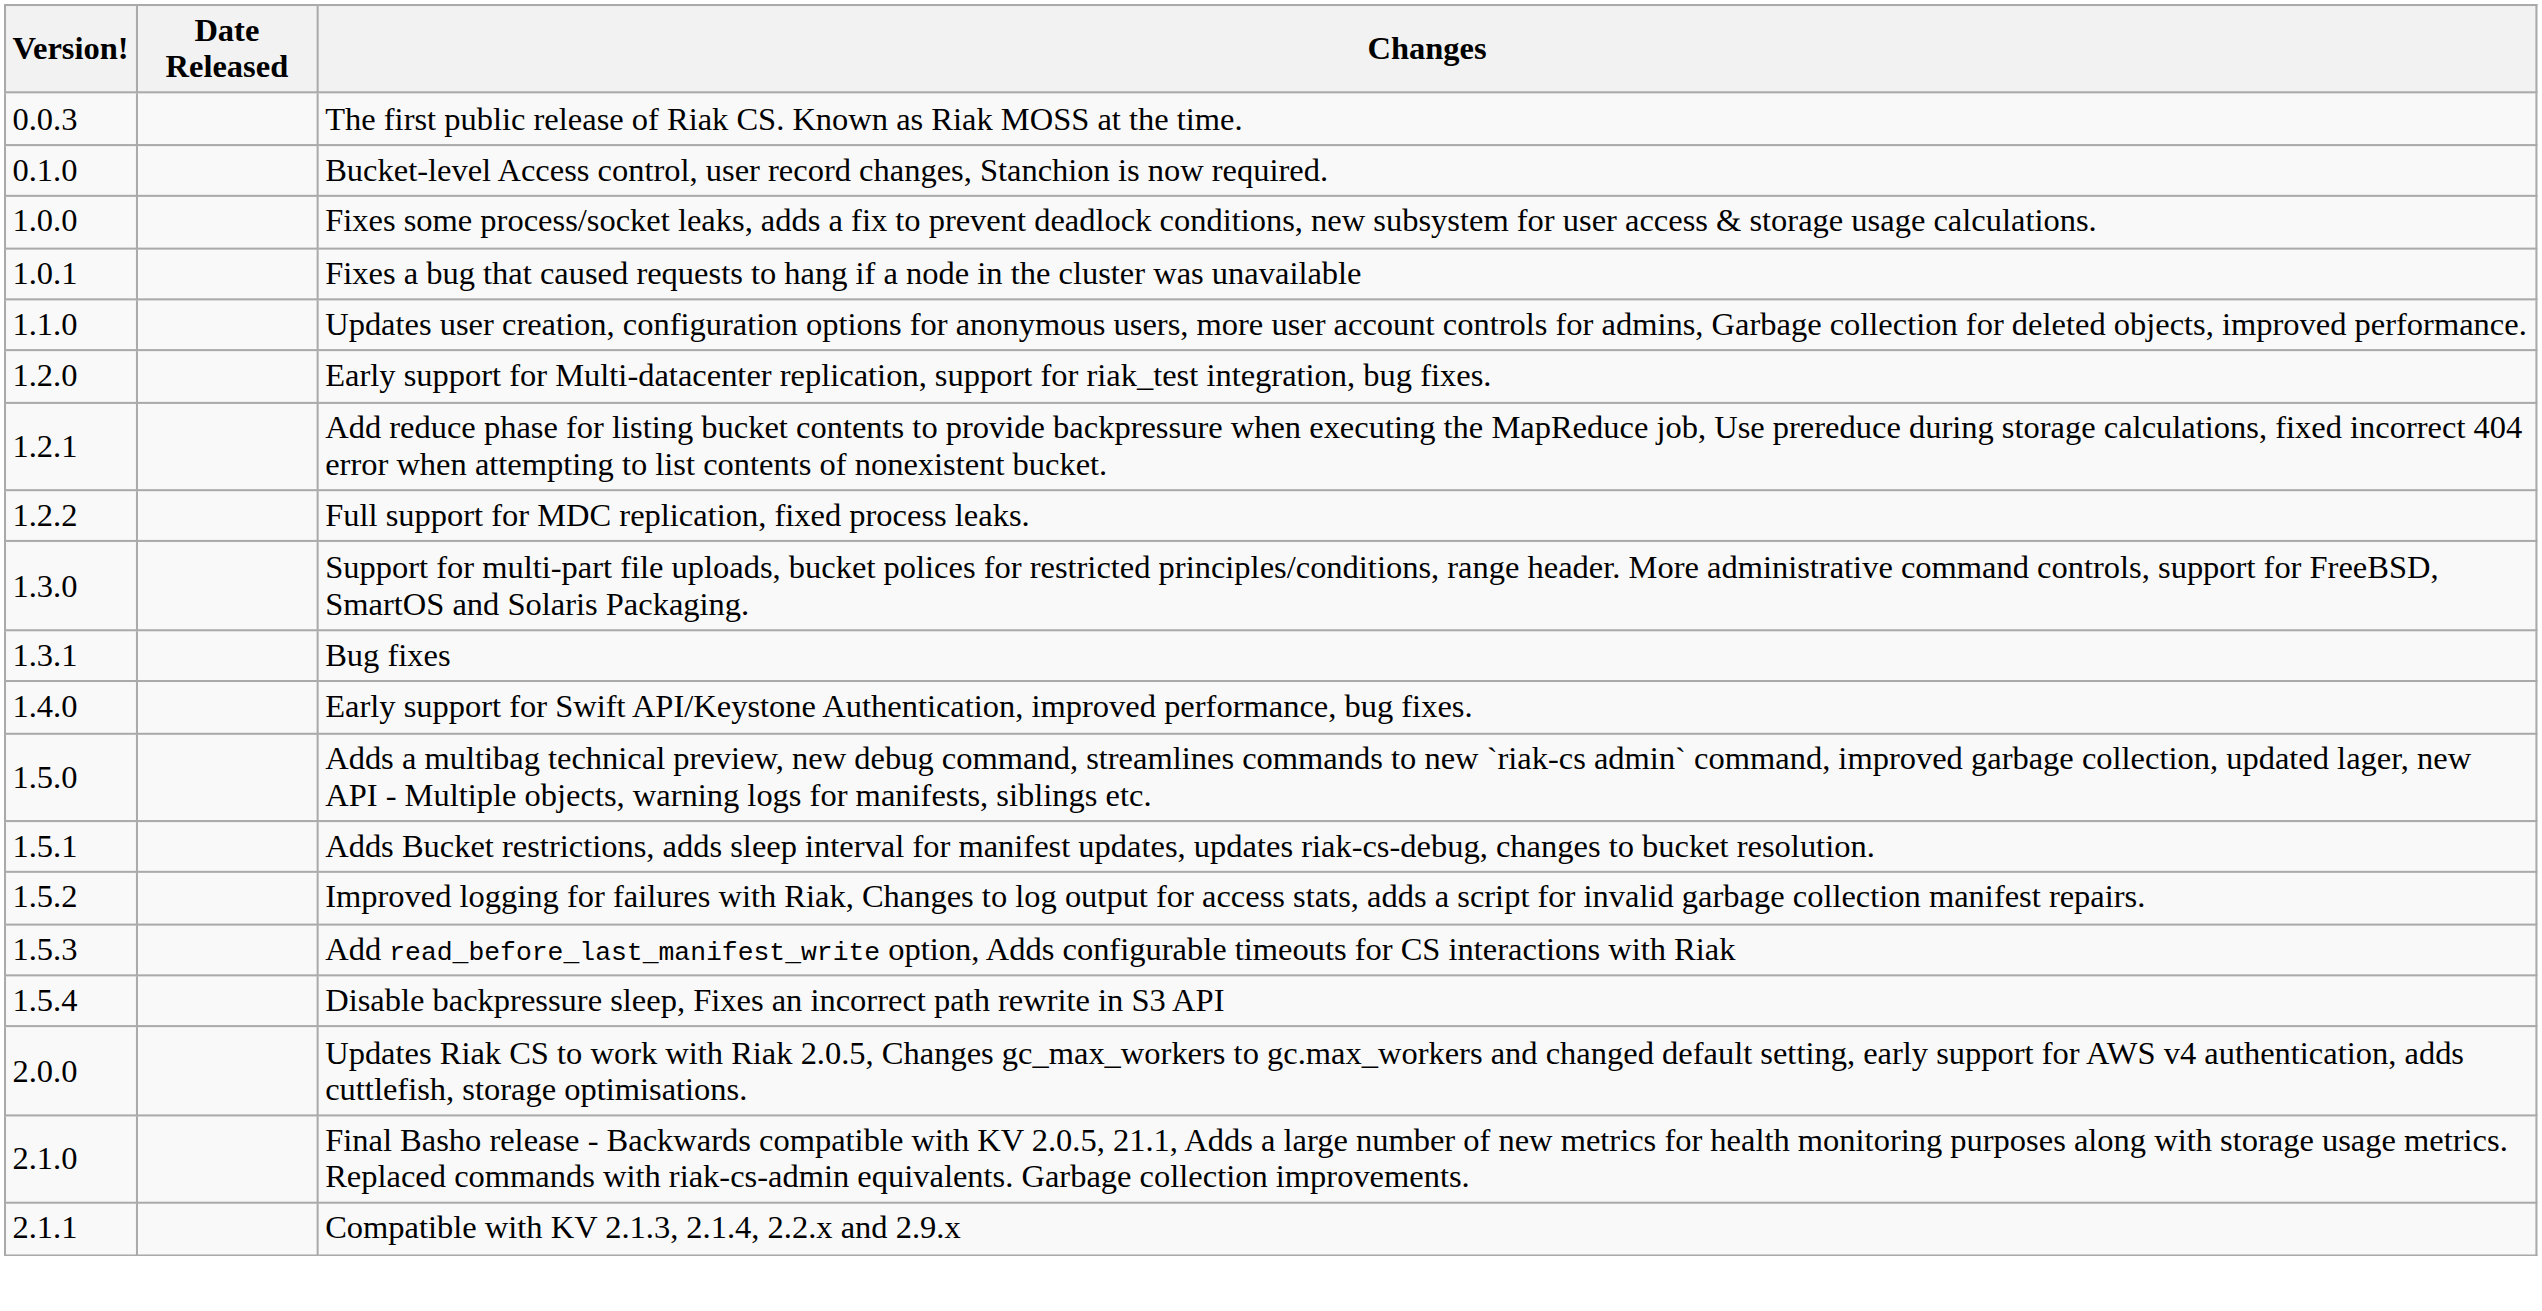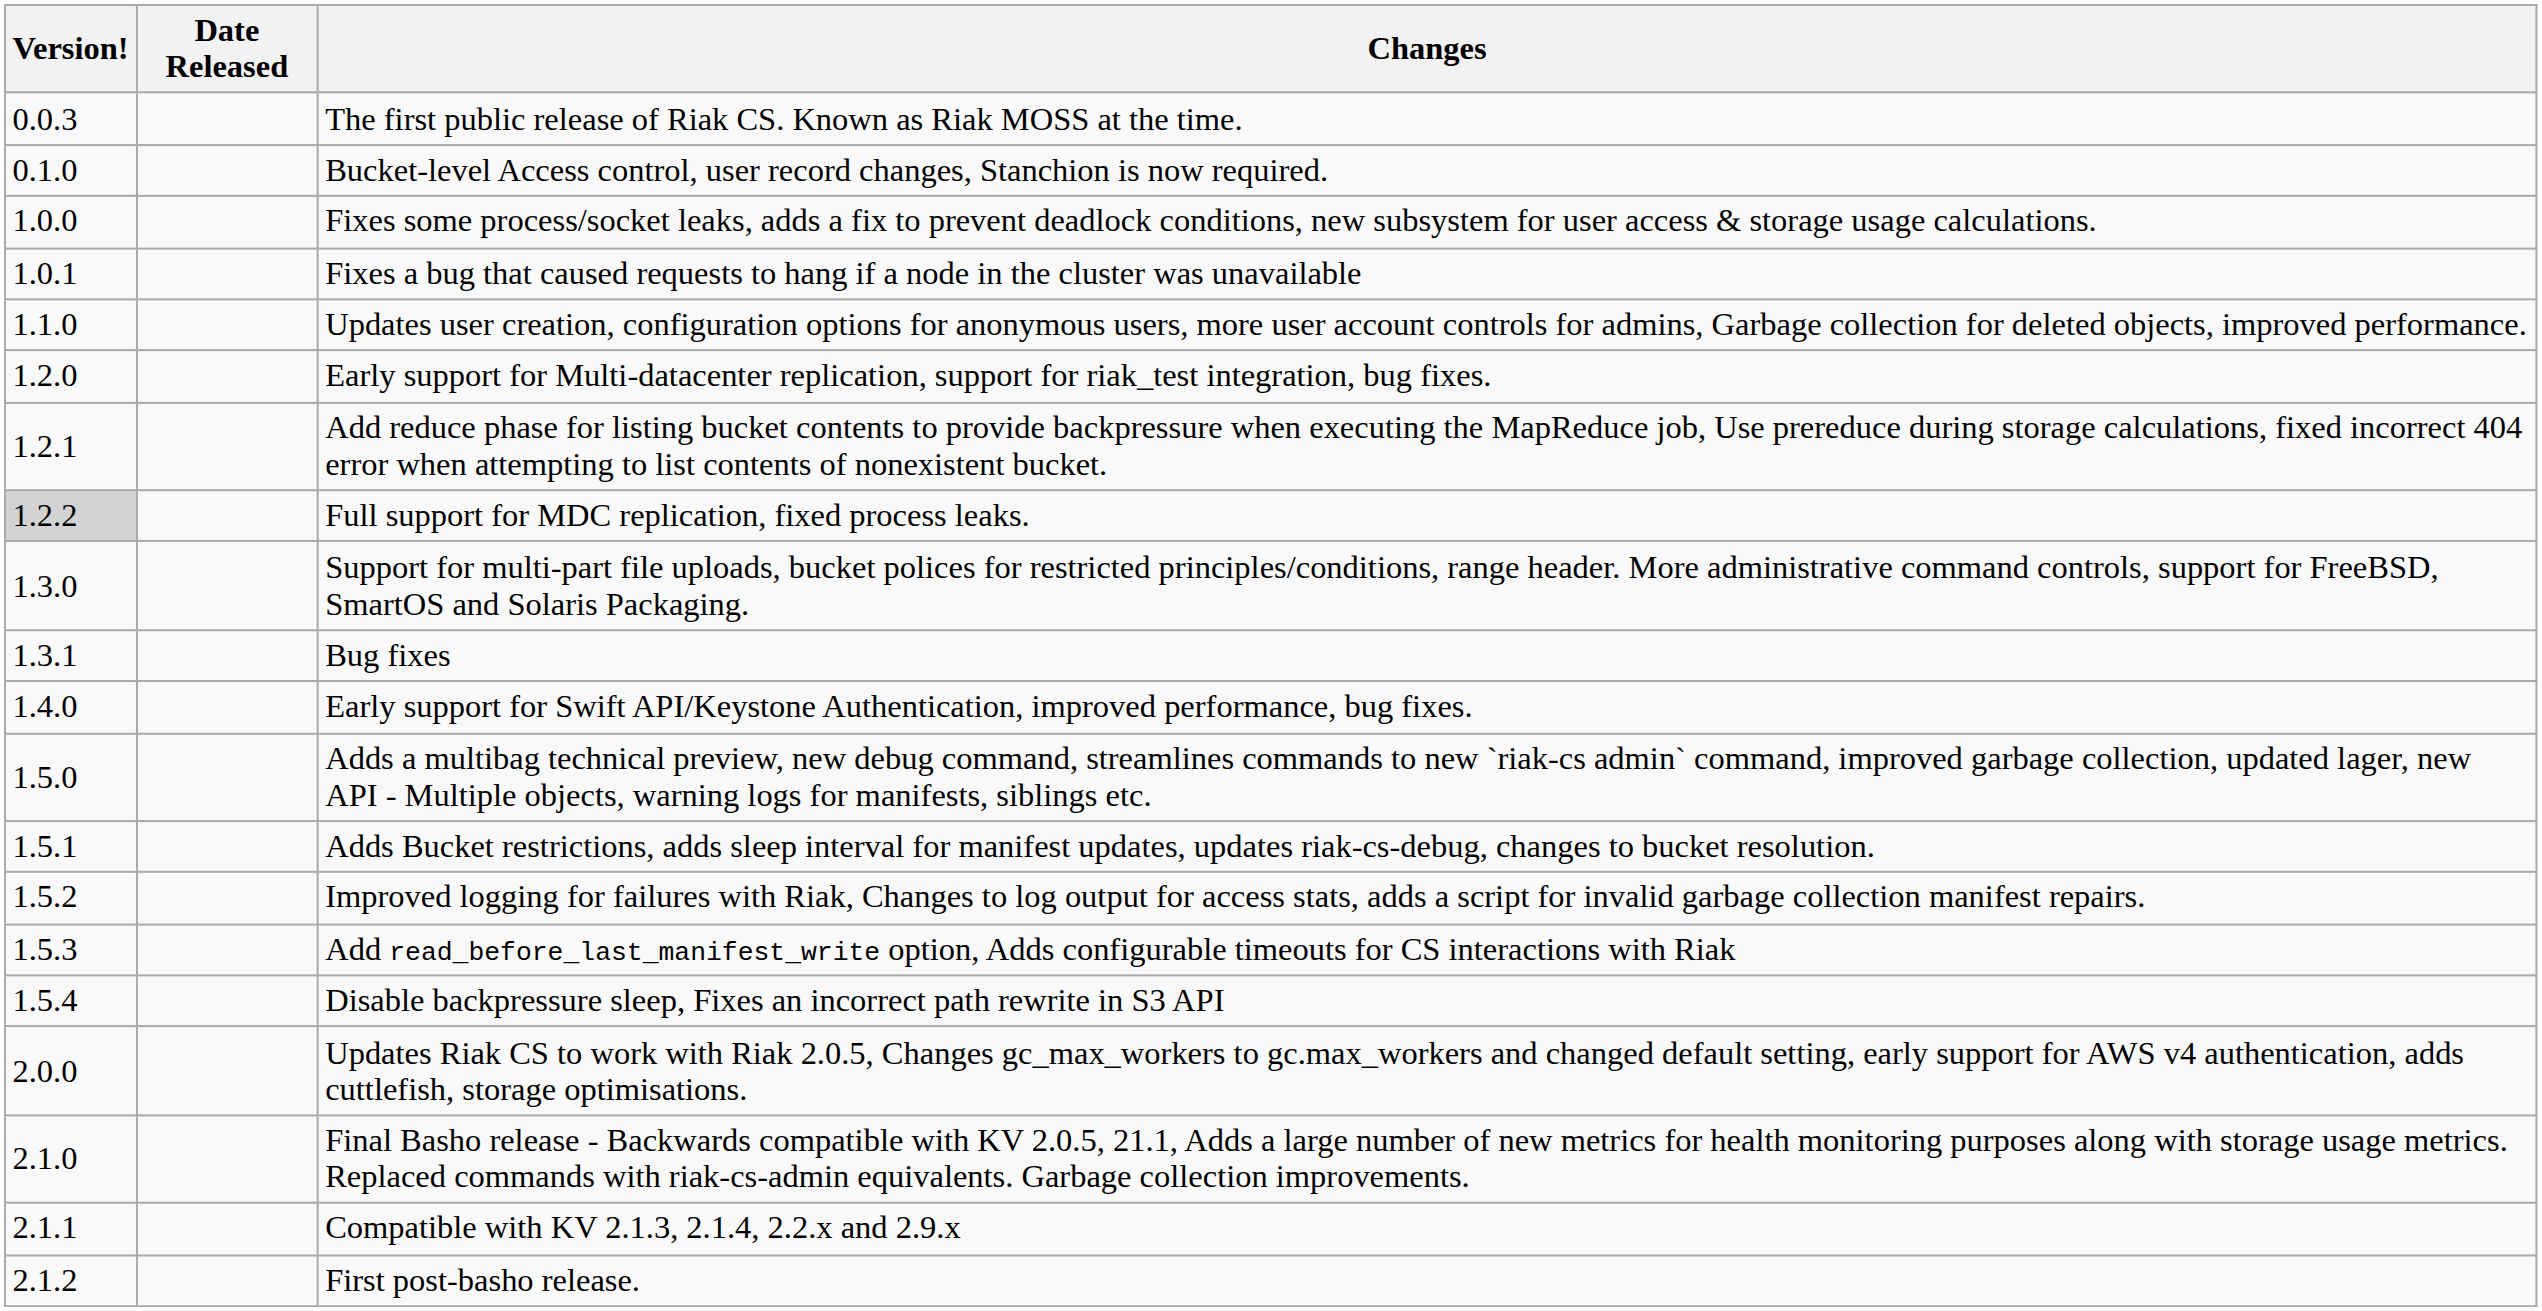(45, 515) no background -> (45, 515) lightgrey background
+ row: (483, 1279)
